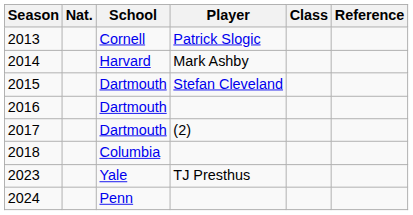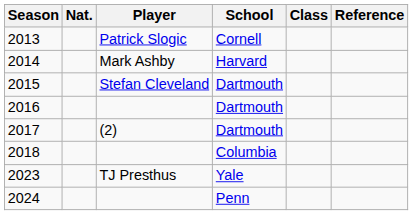columns swapped: (228, 15) <-> (133, 15)
